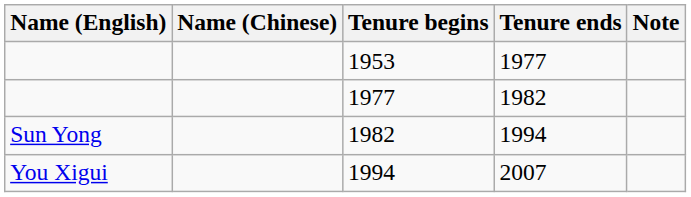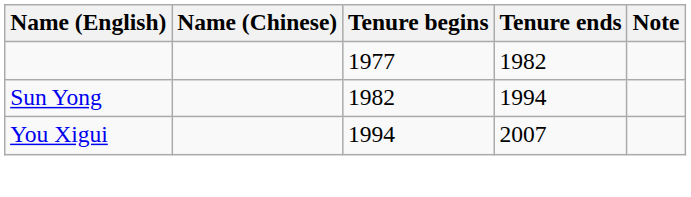- row: (372, 60)
